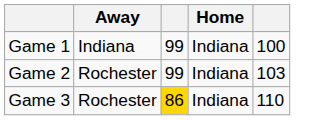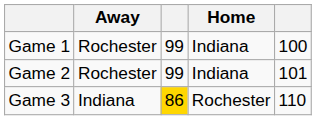(106, 45) Indiana -> (117, 45) Rochester
(271, 73) 103 -> (293, 73) 101
(117, 100) Rochester -> (106, 100) Indiana
(220, 100) Indiana -> (231, 100) Rochester
